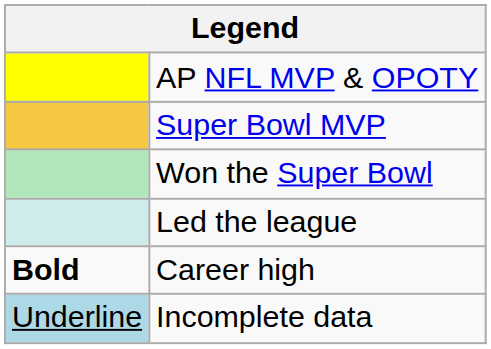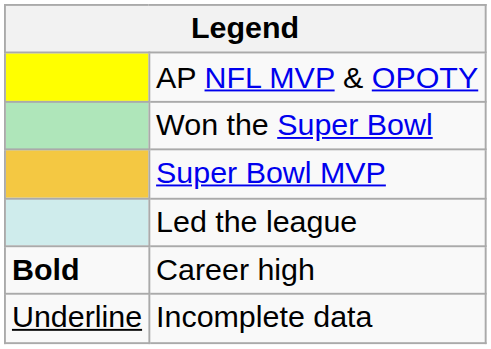rows swapped: (271, 125) <-> (294, 173)
(77, 317) lightblue background -> (77, 317) no background
